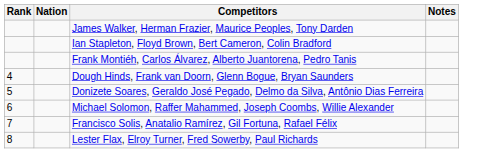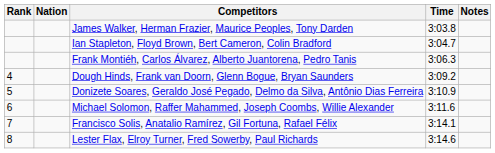+ column: (442, 12)
